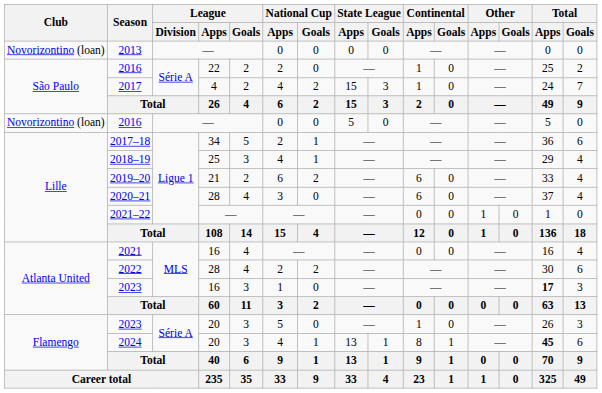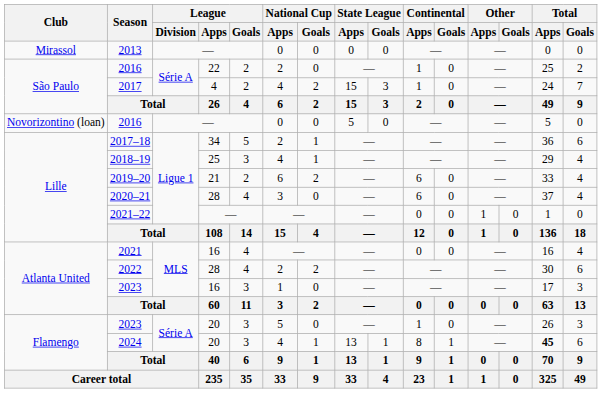(56, 50) Novorizontino (loan) -> (56, 50) Mirassol
(548, 287) bold -> (548, 287) normal
